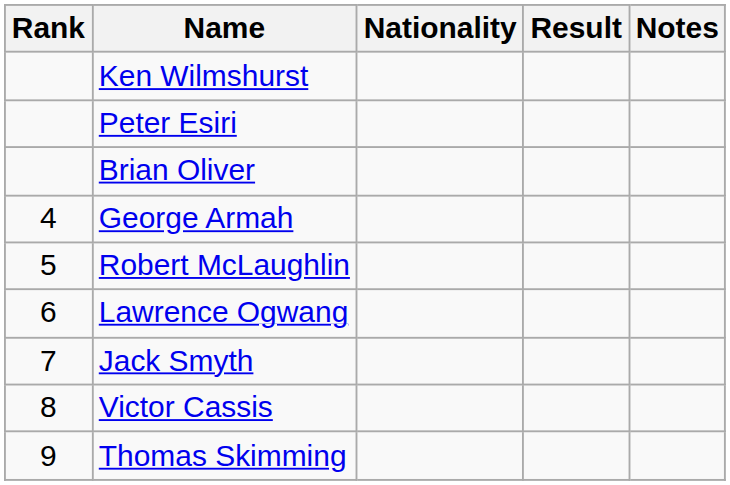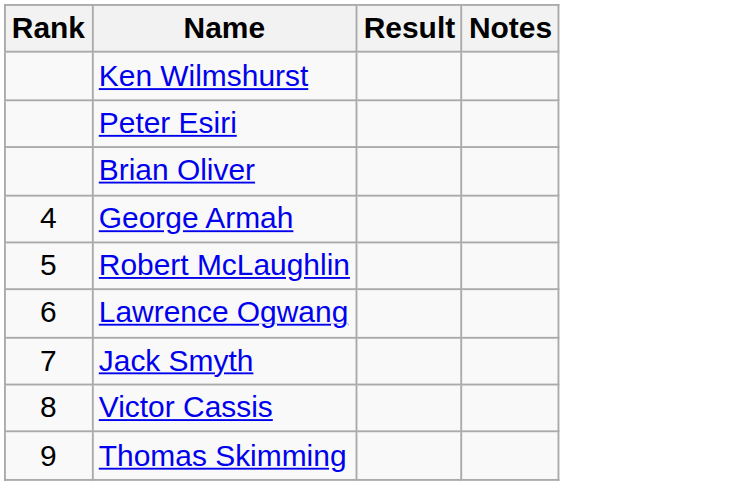- column: (440, 28)
